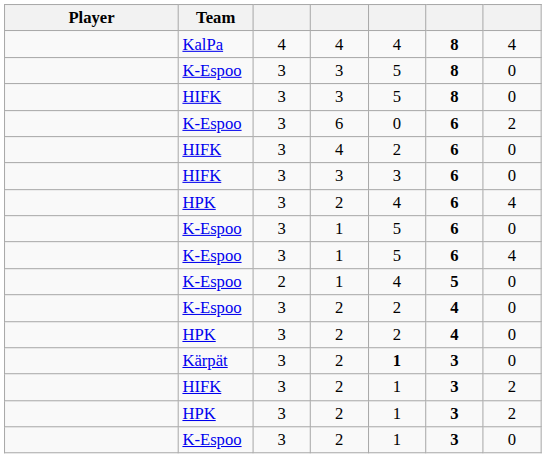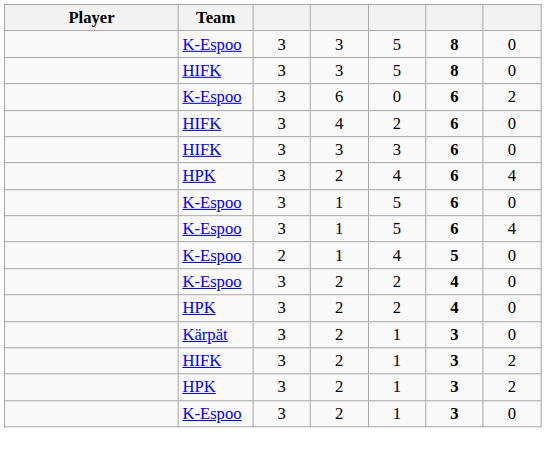- row: (203, 44)
(397, 360) bold -> (397, 334) normal
